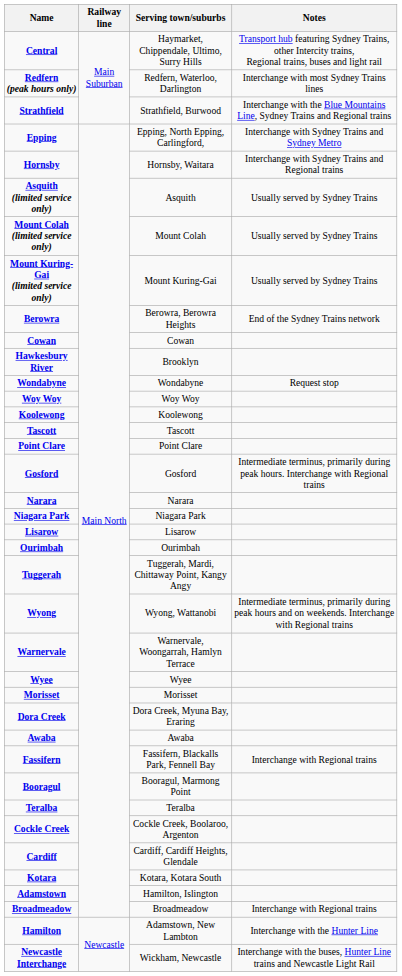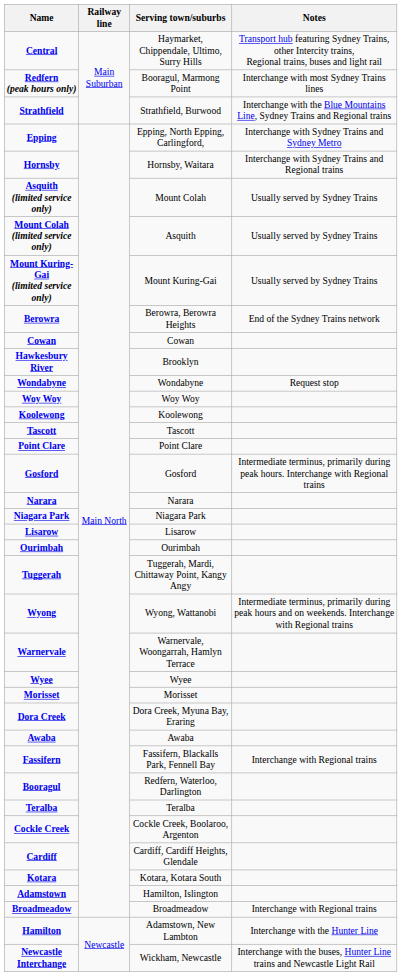(181, 83) Redfern, Waterloo, Darlington -> (181, 83) Booragul, Marmong Point
(181, 198) Asquith -> (181, 198) Mount Colah
(181, 236) Mount Colah -> (181, 236) Asquith
(181, 786) Booragul, Marmong Point -> (181, 786) Redfern, Waterloo, Darlington
